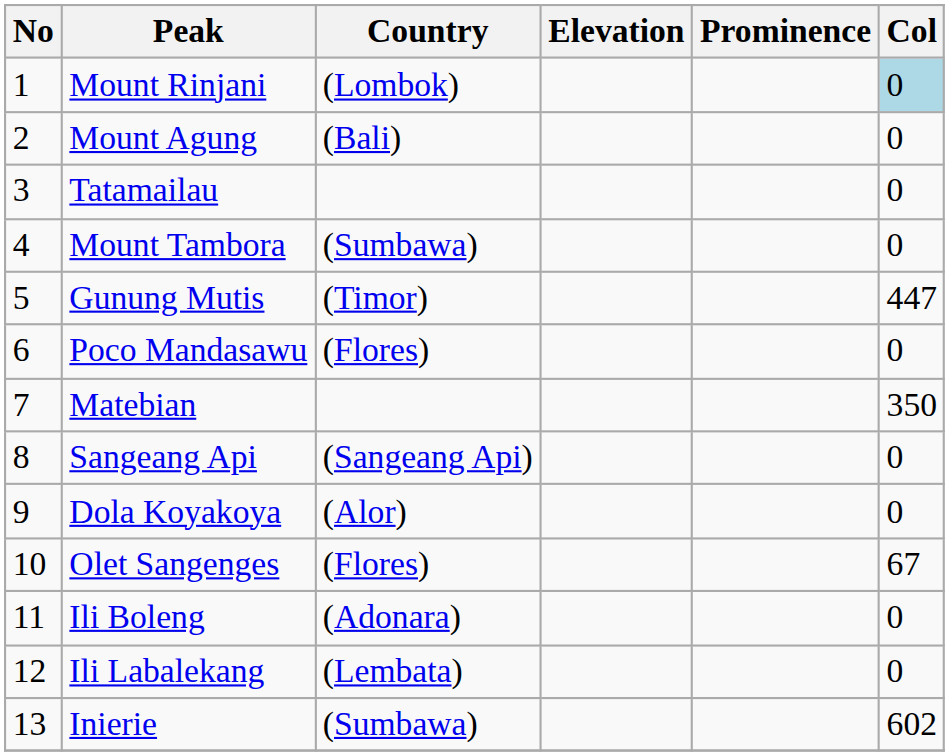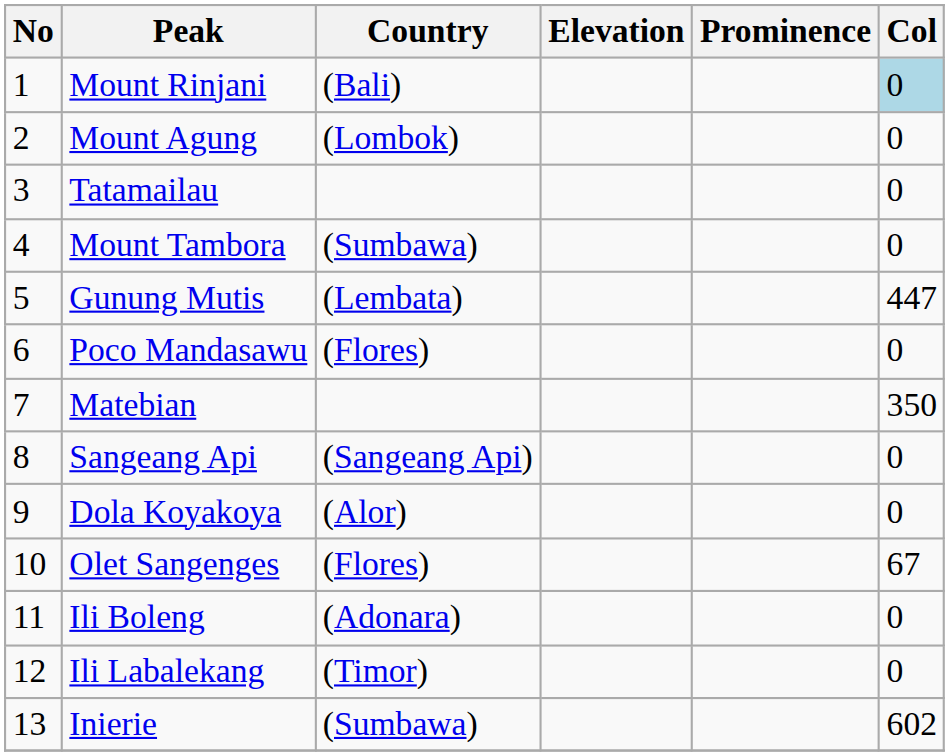(391, 84) (Lombok) -> (362, 84) (Bali)
(362, 137) (Bali) -> (391, 137) (Lombok)
(375, 297) (Timor) -> (393, 297) (Lembata)
(393, 670) (Lembata) -> (375, 670) (Timor)
